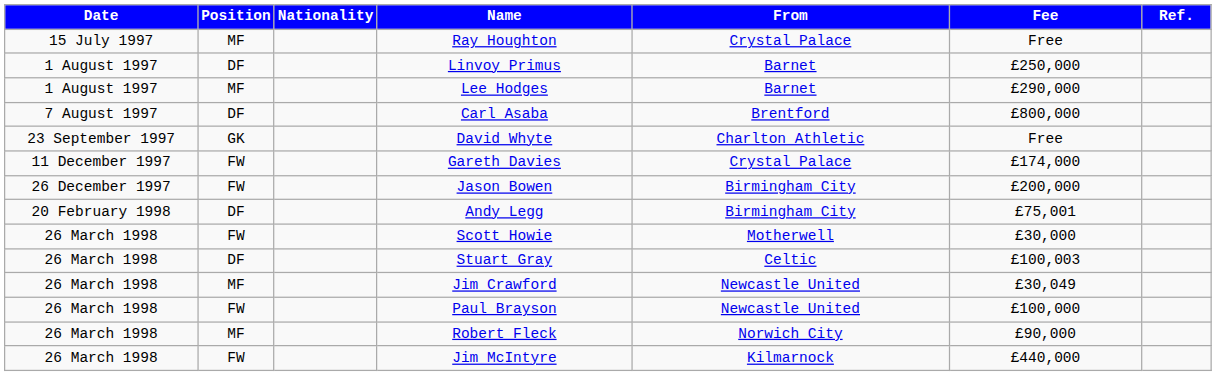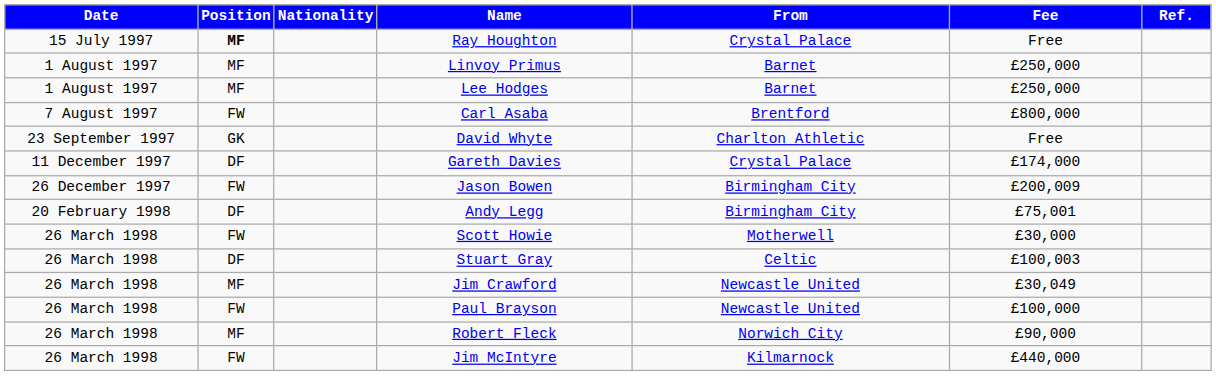(236, 41) normal -> (236, 41) bold
(236, 65) DF -> (236, 65) MF
(1045, 90) £290,000 -> (1045, 90) £250,000
(236, 114) DF -> (236, 114) FW
(236, 163) FW -> (236, 163) DF
(1045, 187) £200,000 -> (1045, 187) £200,009
